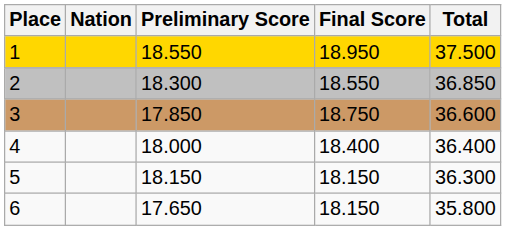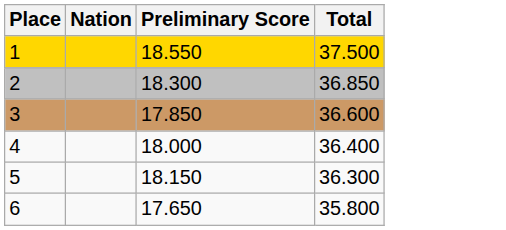- column: (372, 20)
